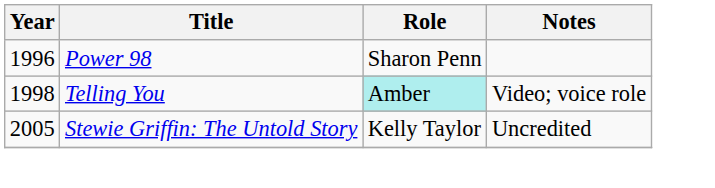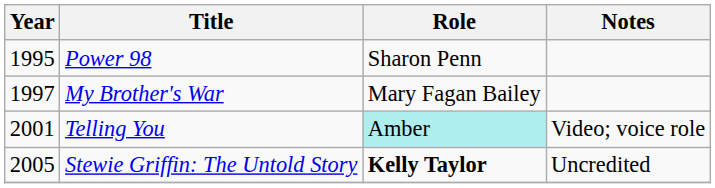(32, 57) 1996 -> (32, 57) 1995
+ row: (144, 93)
(32, 93) 1998 -> (32, 128) 2001
(424, 128) normal -> (427, 164) bold
